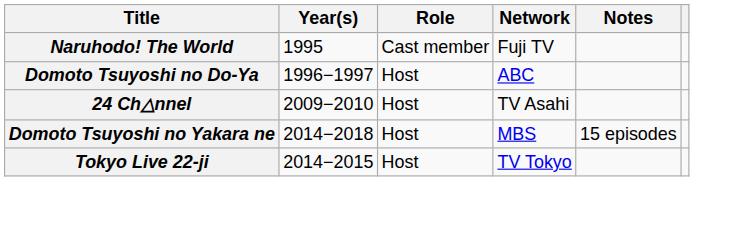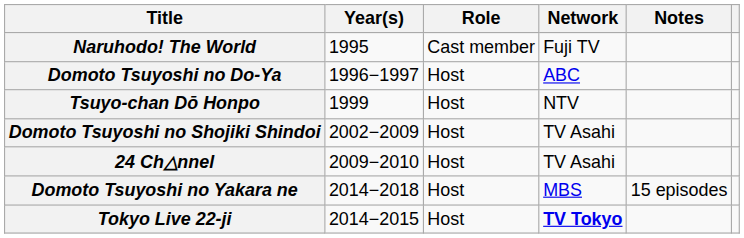+ row: (165, 103)
+ row: (165, 132)
(535, 161) normal -> (583, 218) bold
